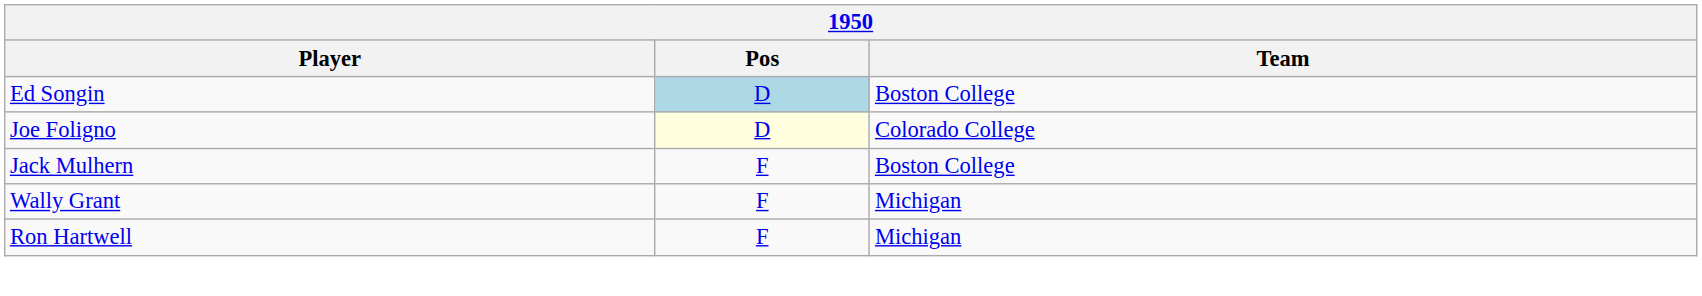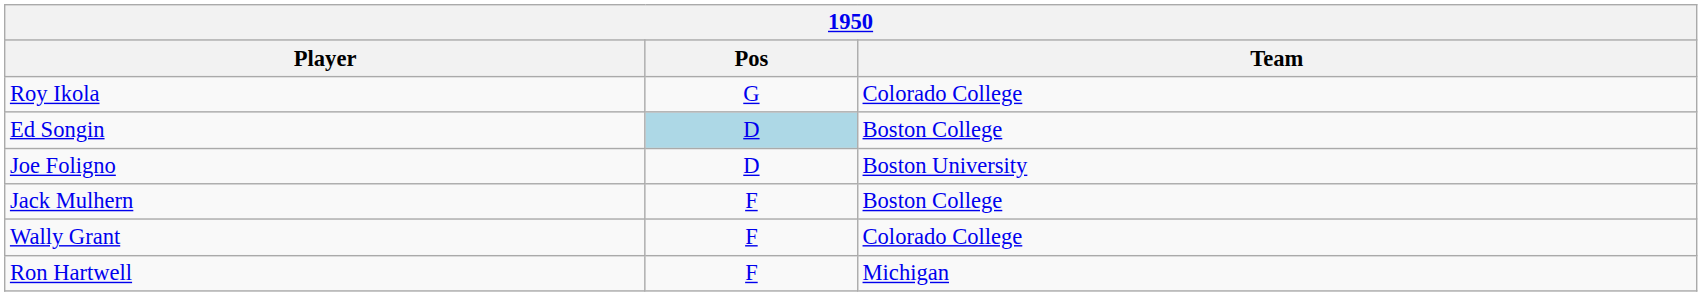+ row: (55, 93)
(762, 129) lightyellow background -> (751, 165) no background
(955, 129) Colorado College -> (945, 165) Boston University
(918, 201) Michigan -> (942, 237) Colorado College
